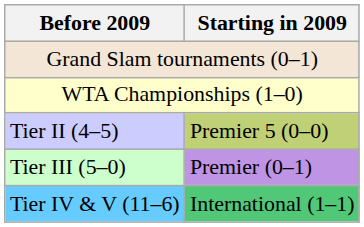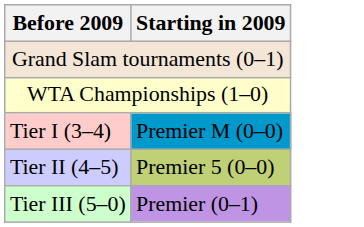+ row: (61, 131)
- row: (95, 203)
